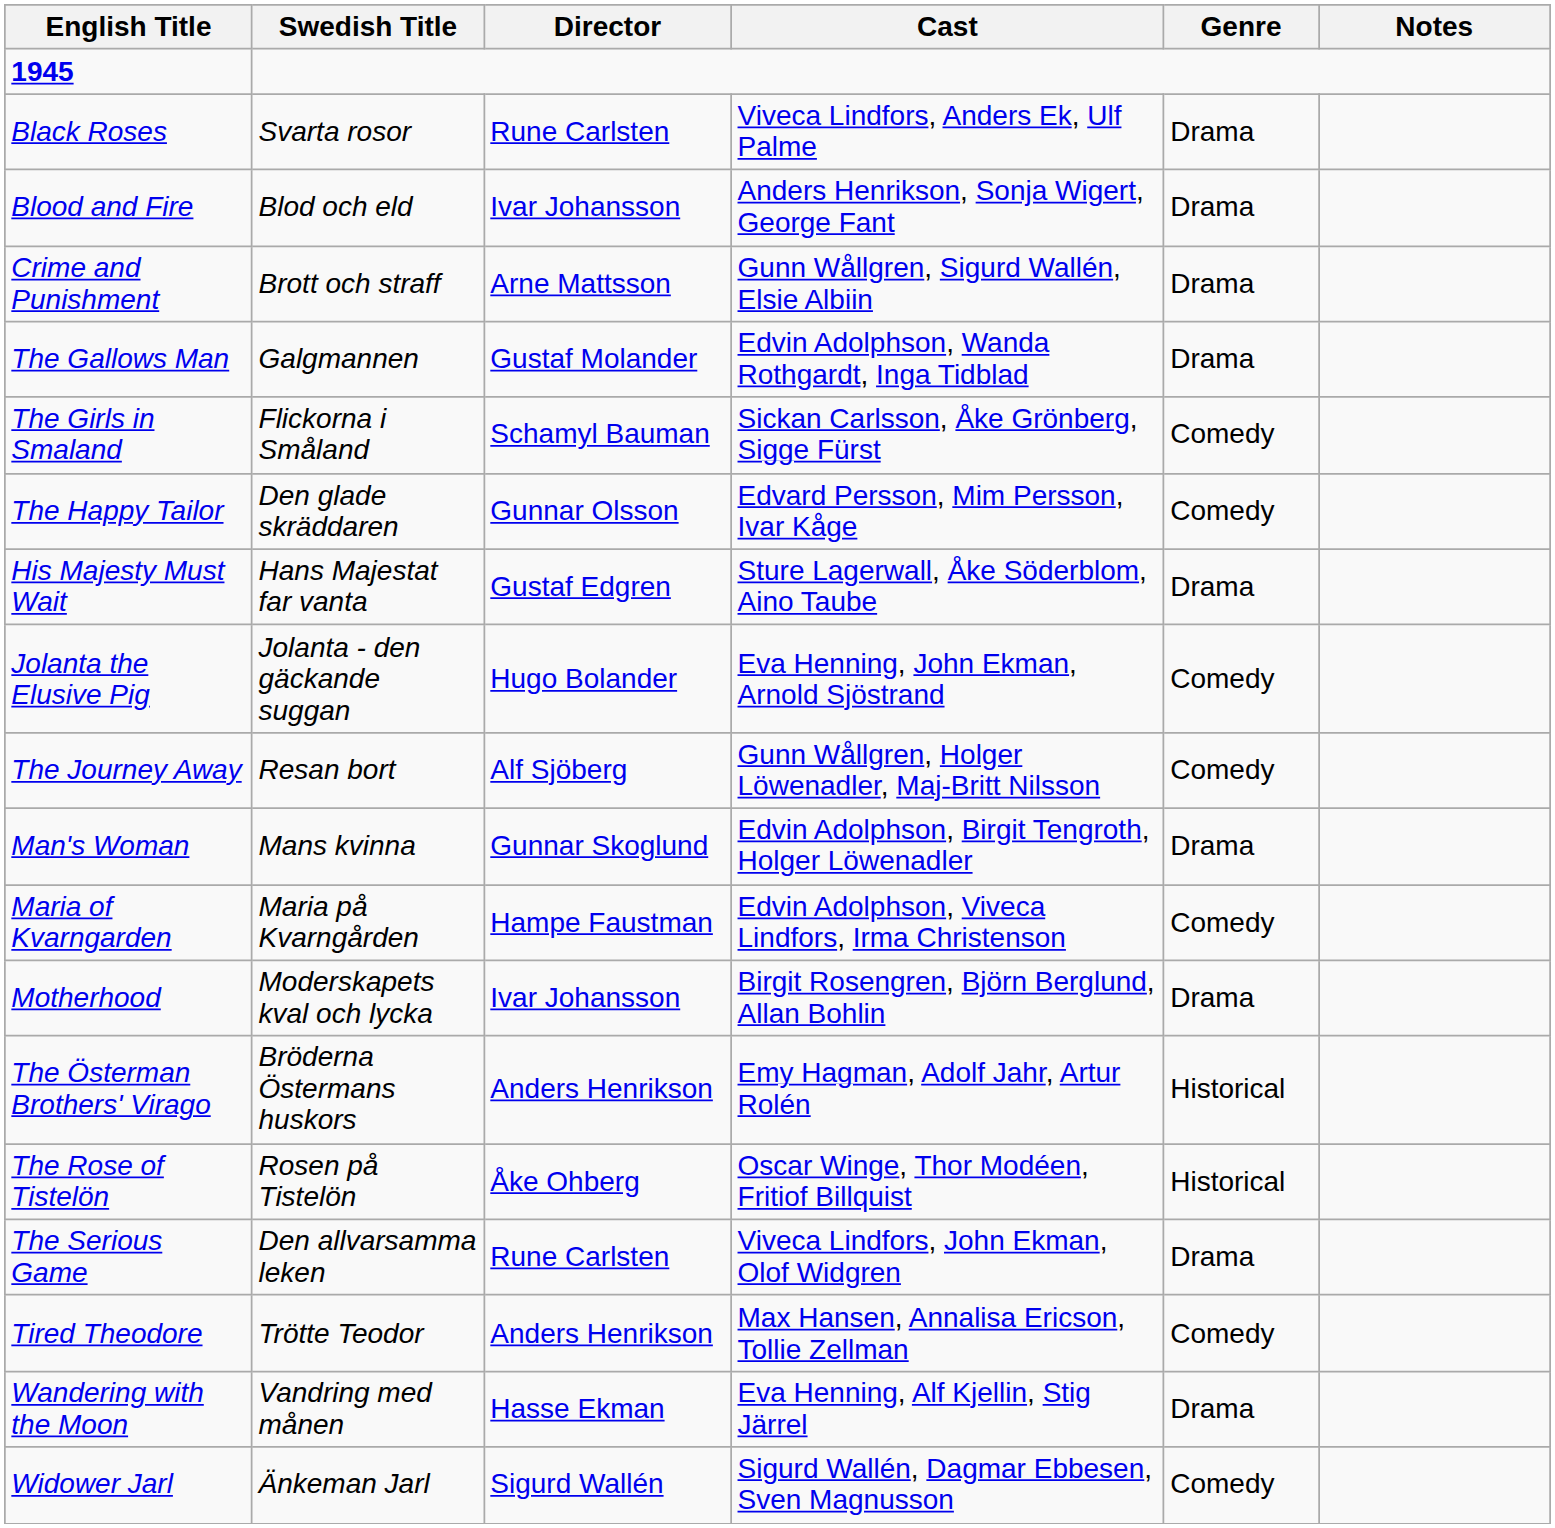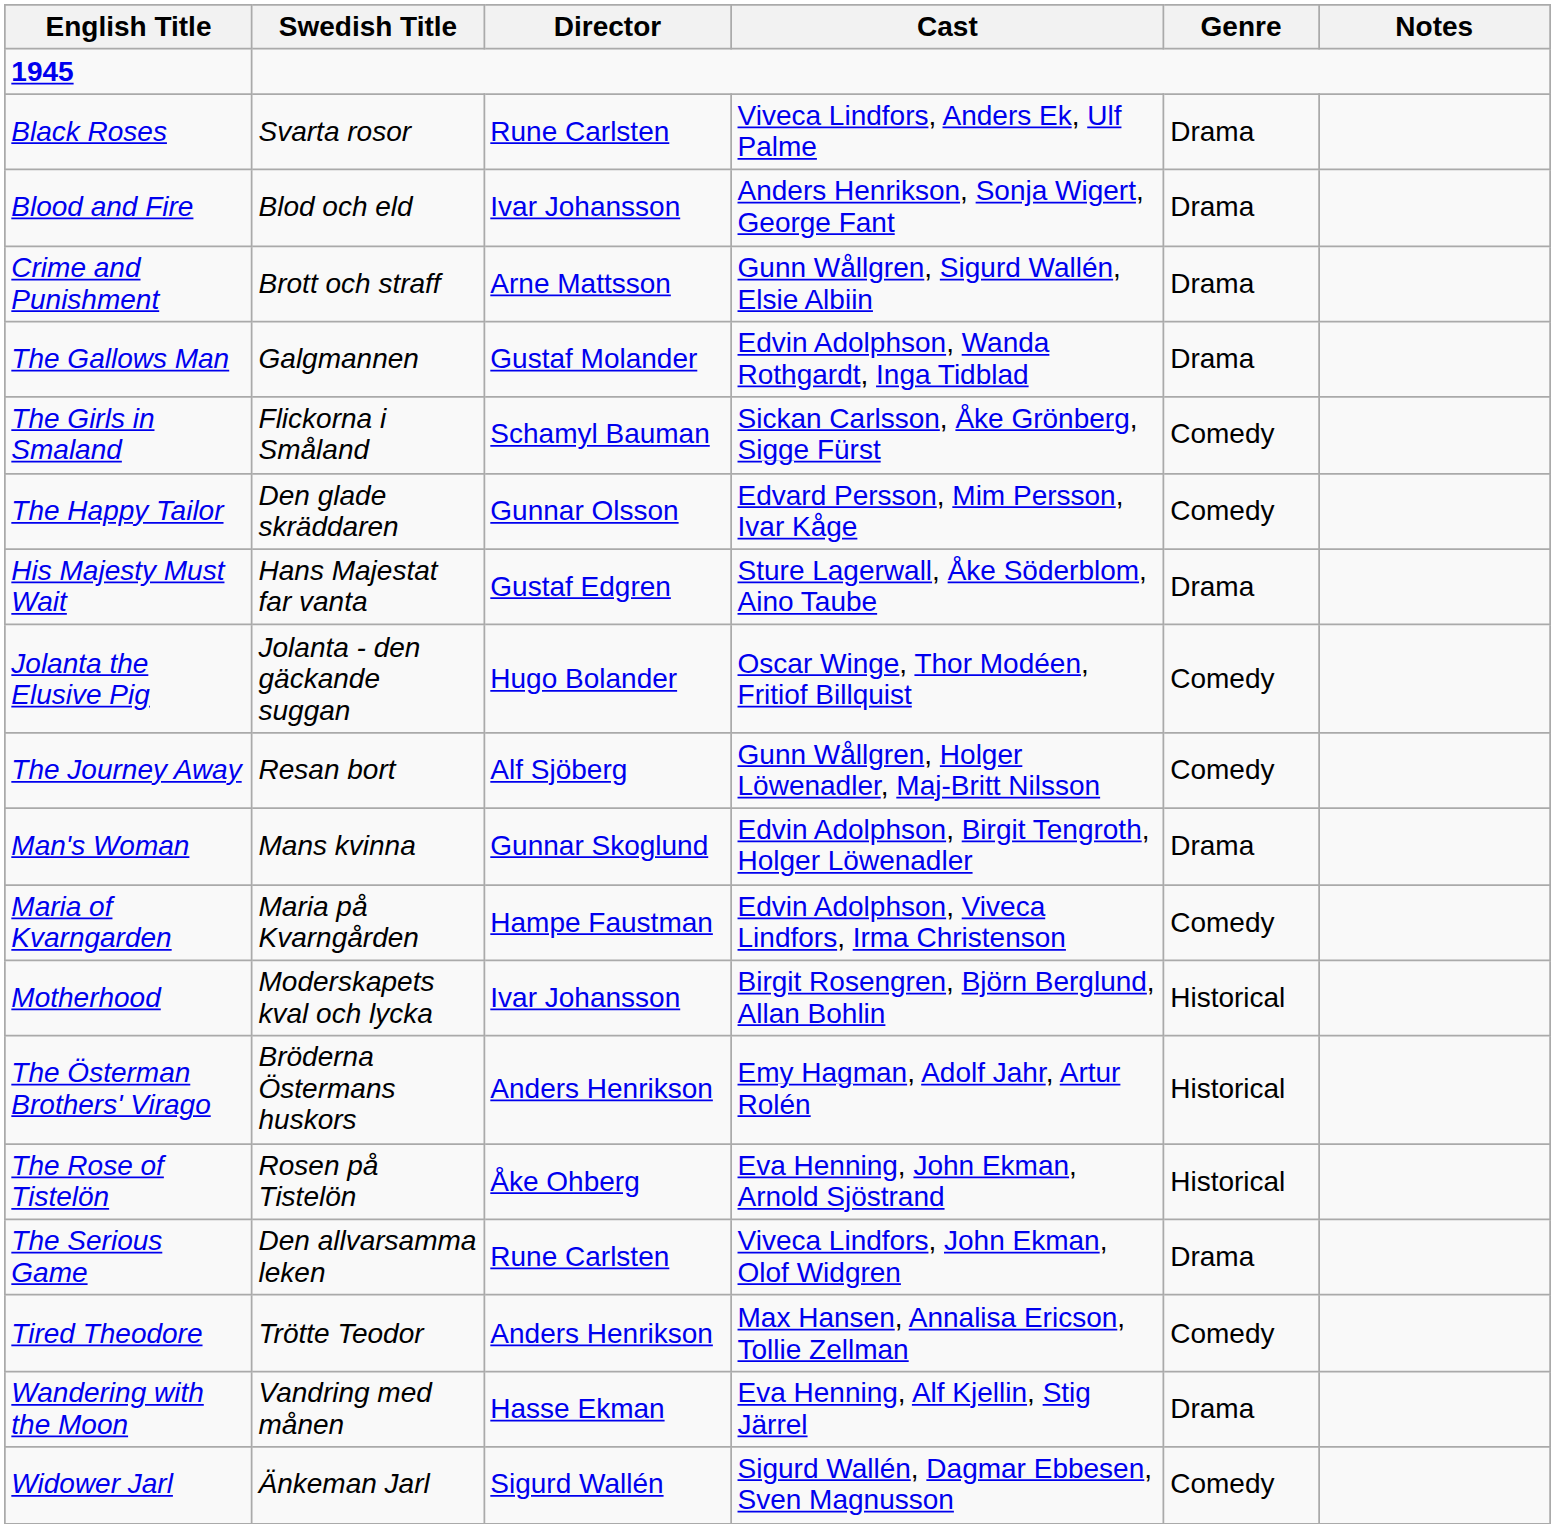(907, 678) Eva Henning, John Ekman, Arnold Sjöstrand -> (913, 678) Oscar Winge, Thor Modéen, Fritiof Billquist
(1212, 997) Drama -> (1228, 997) Historical
(913, 1181) Oscar Winge, Thor Modéen, Fritiof Billquist -> (907, 1181) Eva Henning, John Ekman, Arnold Sjöstrand
